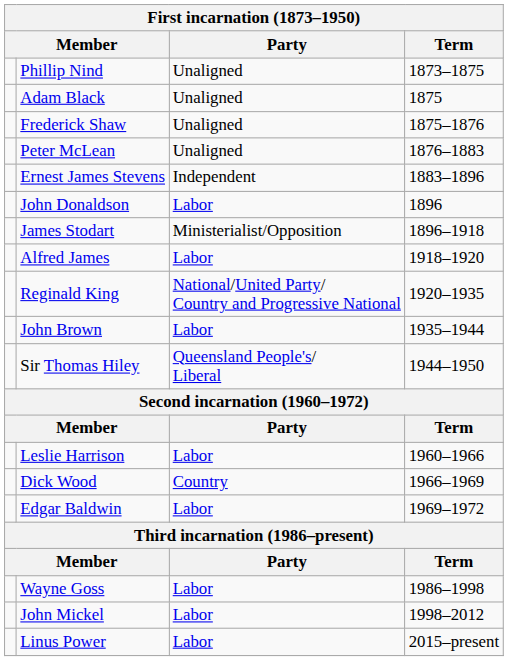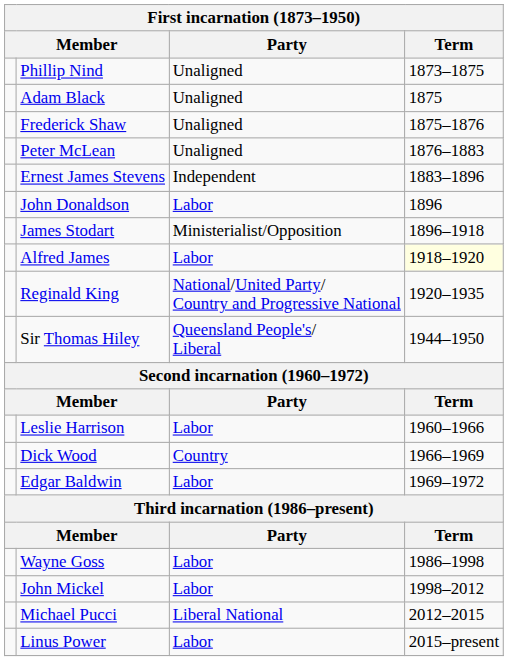(446, 257) no background -> (446, 257) lightyellow background
- row: (61, 329)
+ row: (69, 615)
